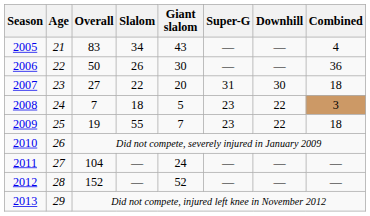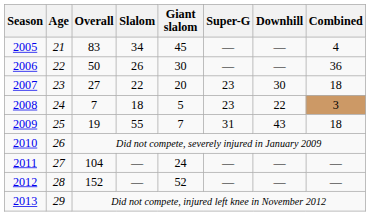(181, 47) 43 -> (181, 47) 45
(228, 85) 31 -> (228, 85) 23
(228, 124) 23 -> (228, 124) 31
(280, 124) 22 -> (280, 124) 43
